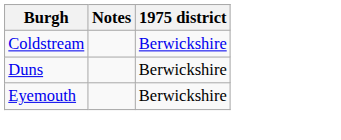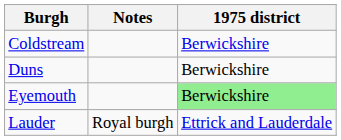(183, 95) no background -> (225, 95) lightgreen background
+ row: (32, 122)
